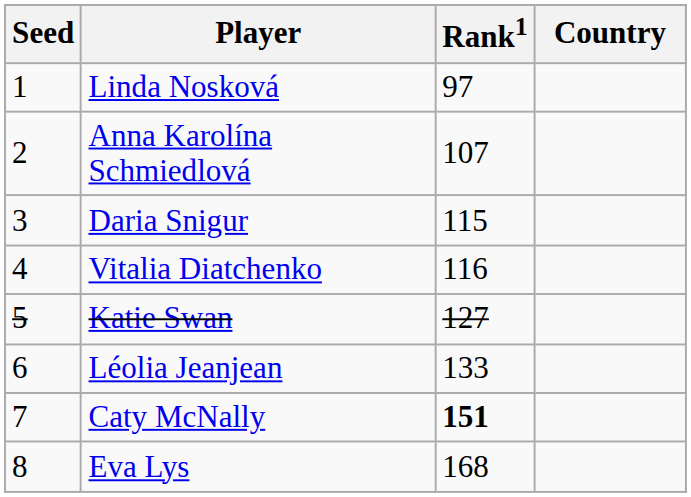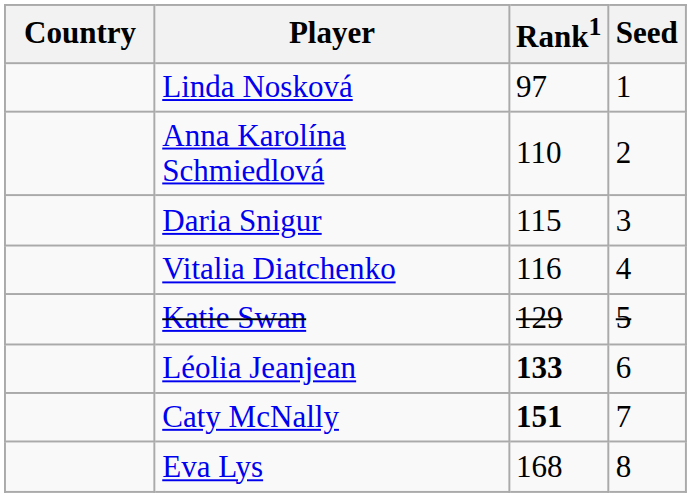columns swapped: (610, 33) <-> (43, 33)
(466, 153) 107 -> (539, 153) 110
(466, 318) 127 -> (539, 318) 129
(466, 367) normal -> (539, 367) bold
